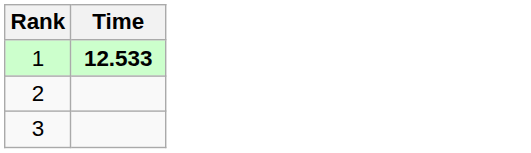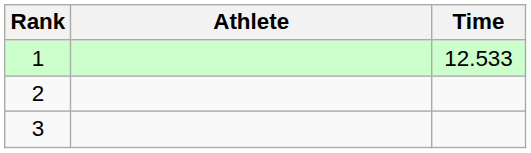+ column: (251, 22)
(118, 57) bold -> (479, 57) normal
